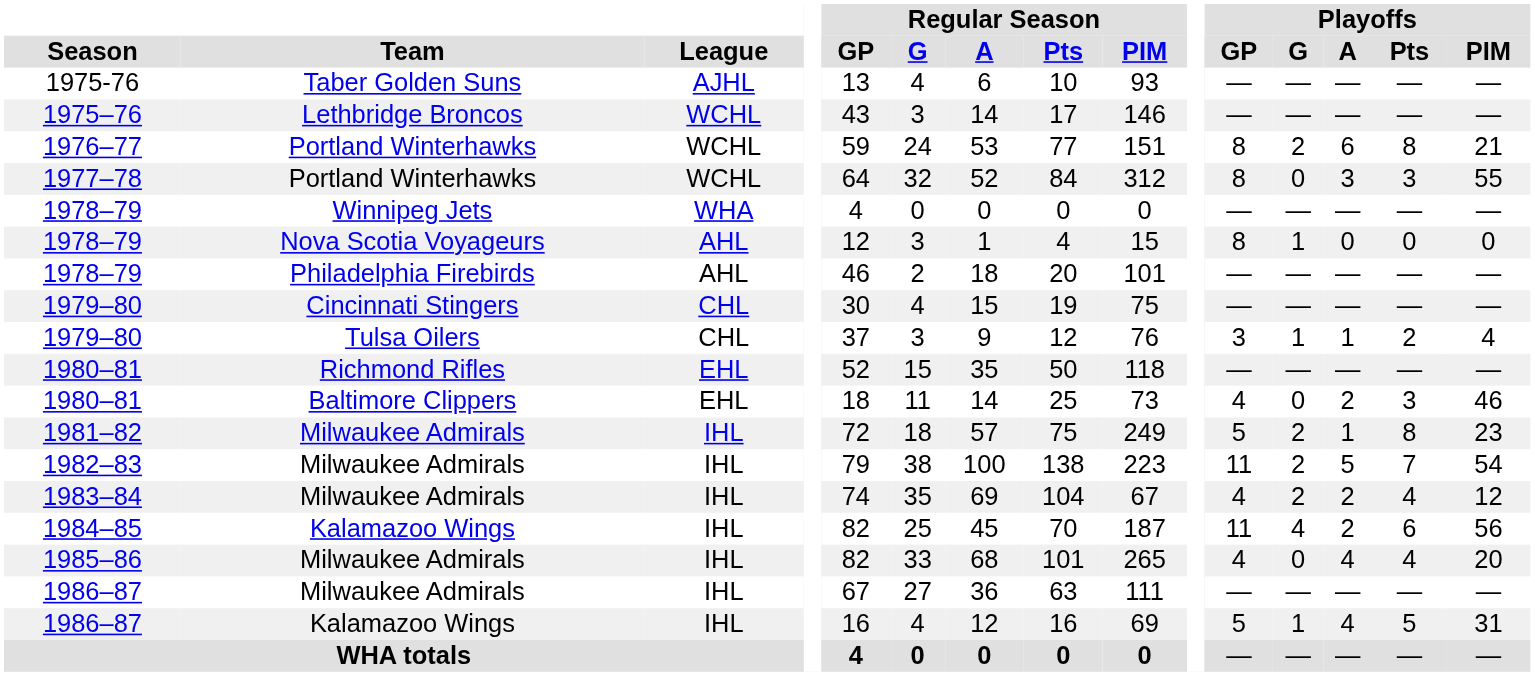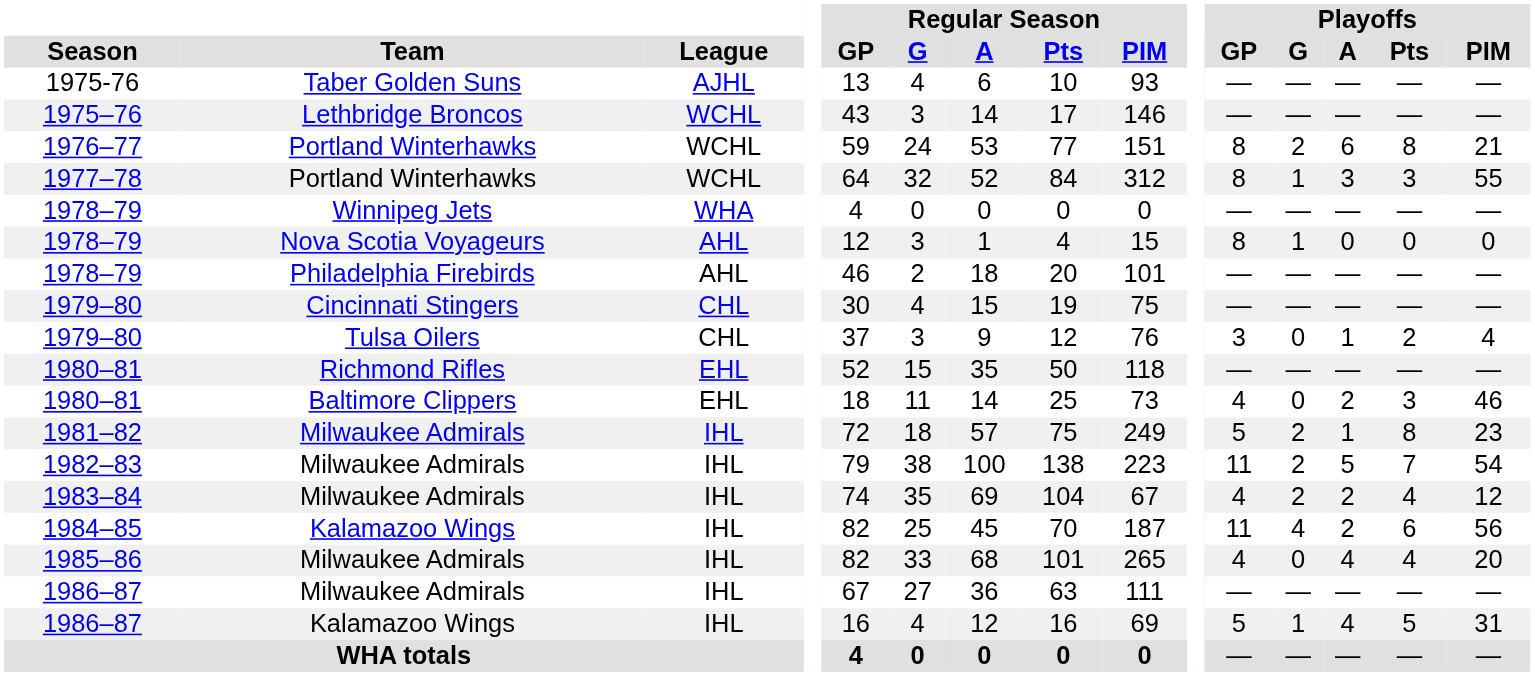(1298, 178) 0 -> (1298, 178) 1
(1298, 337) 1 -> (1298, 337) 0
